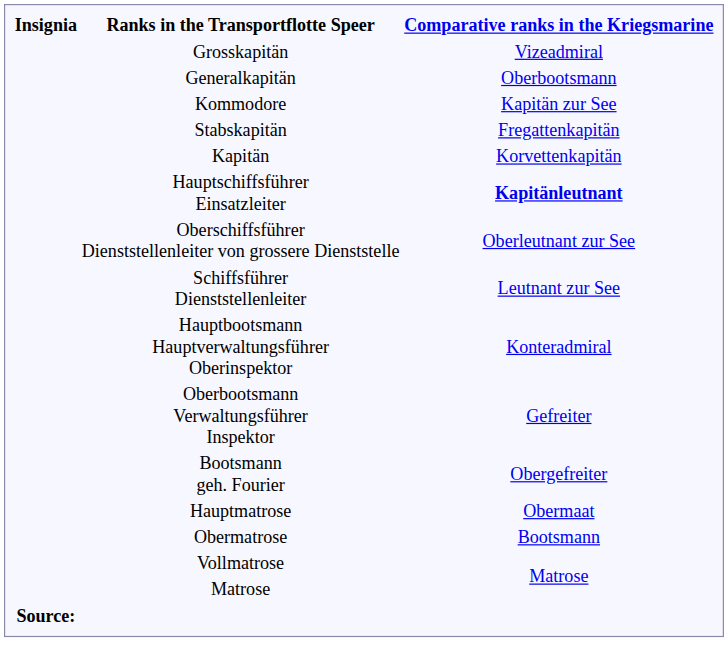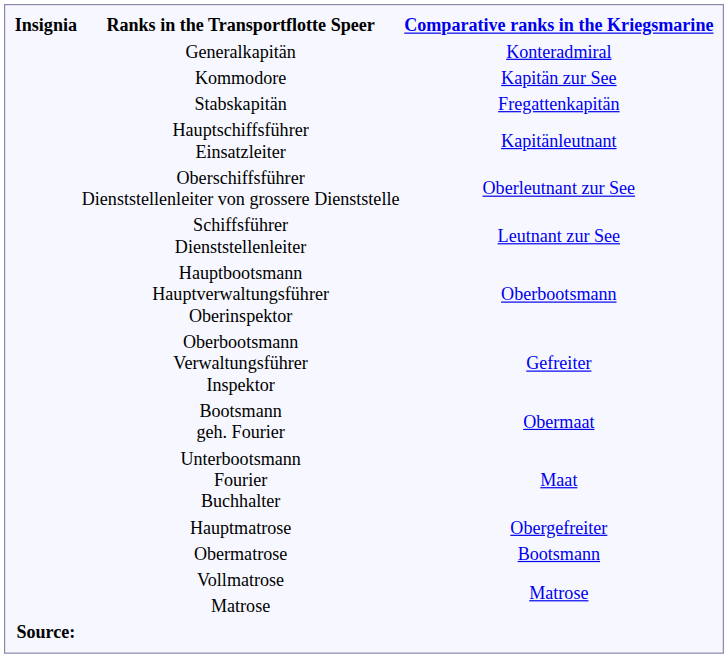- row: (241, 51)
(559, 77) Oberbootsmann -> (559, 51) Konteradmiral
- row: (241, 156)
(559, 193) bold -> (559, 140) normal
(559, 346) Konteradmiral -> (559, 294) Oberbootsmann
(559, 473) Obergefreiter -> (559, 421) Obermaat
+ row: (241, 479)
(559, 510) Obermaat -> (559, 527) Obergefreiter
